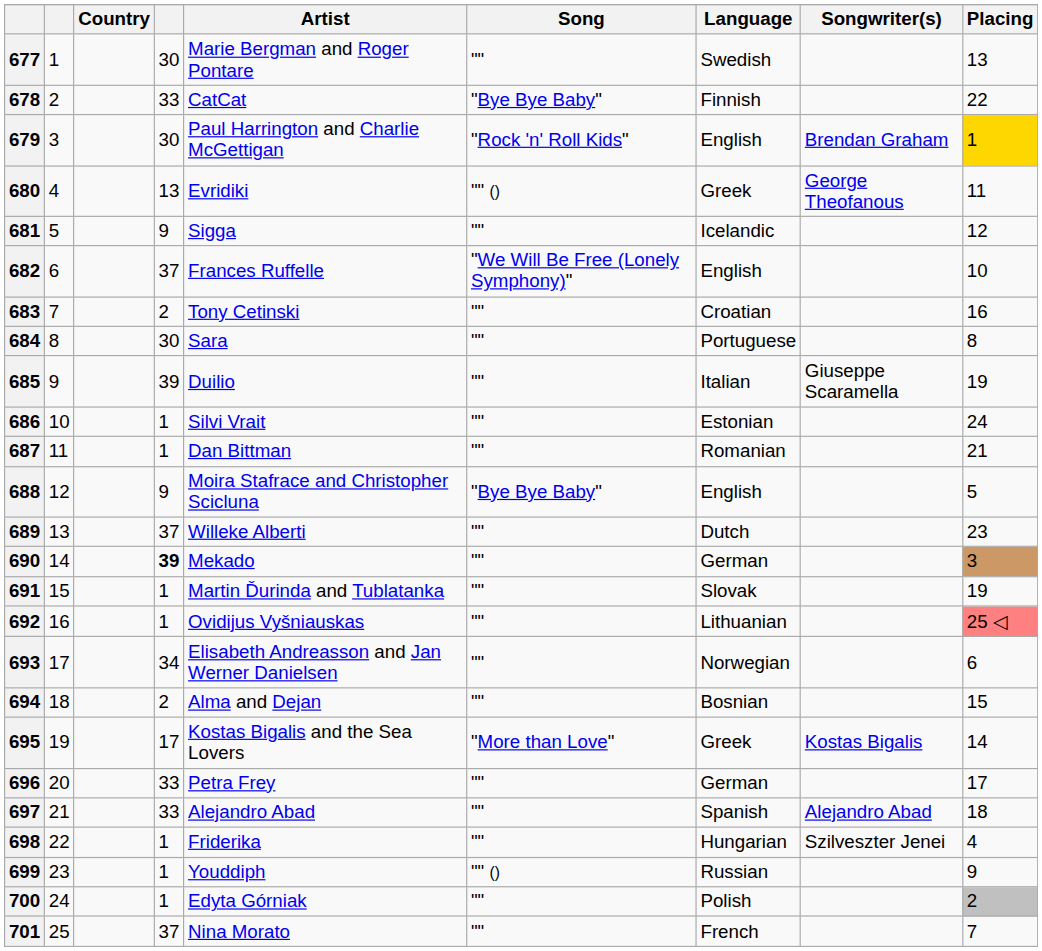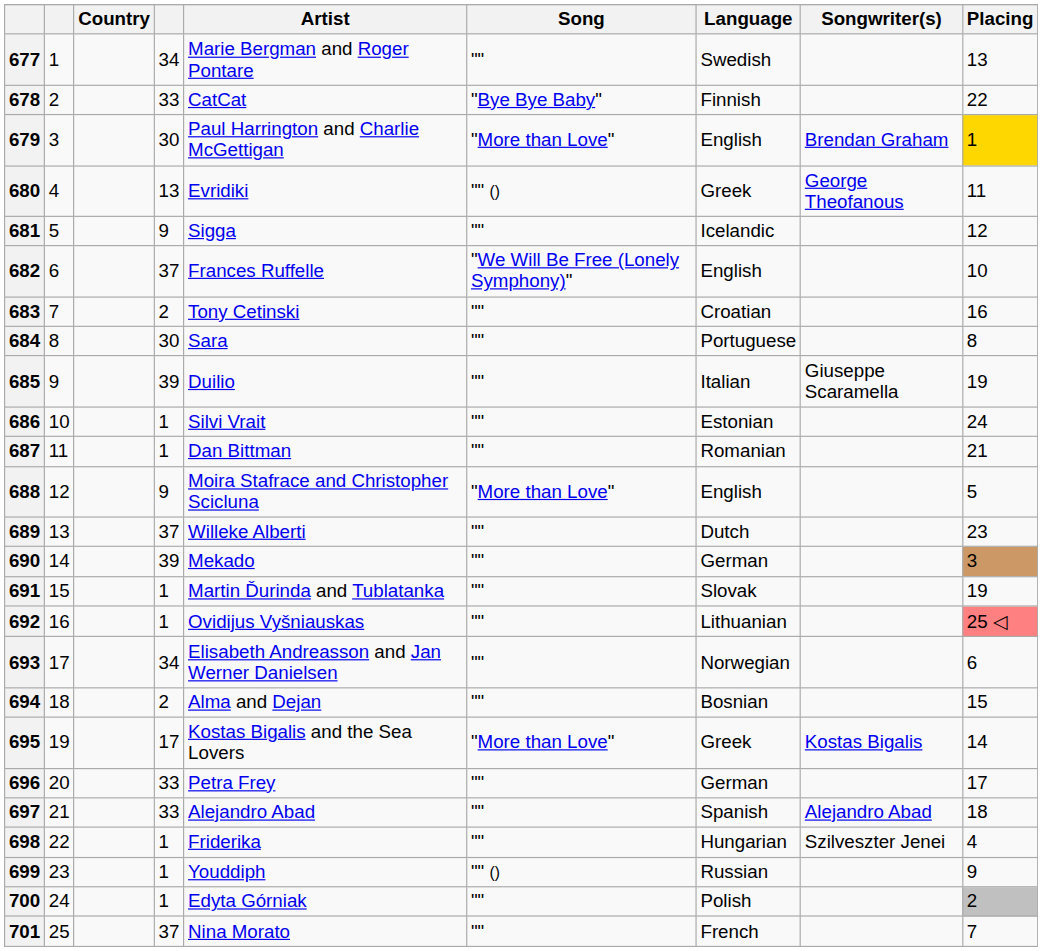(169, 59) 30 -> (169, 59) 34
(550, 140) "Rock 'n' Roll Kids" -> (543, 140) "More than Love"
(536, 491) "Bye Bye Baby" -> (543, 491) "More than Love"
(169, 561) bold -> (169, 561) normal
